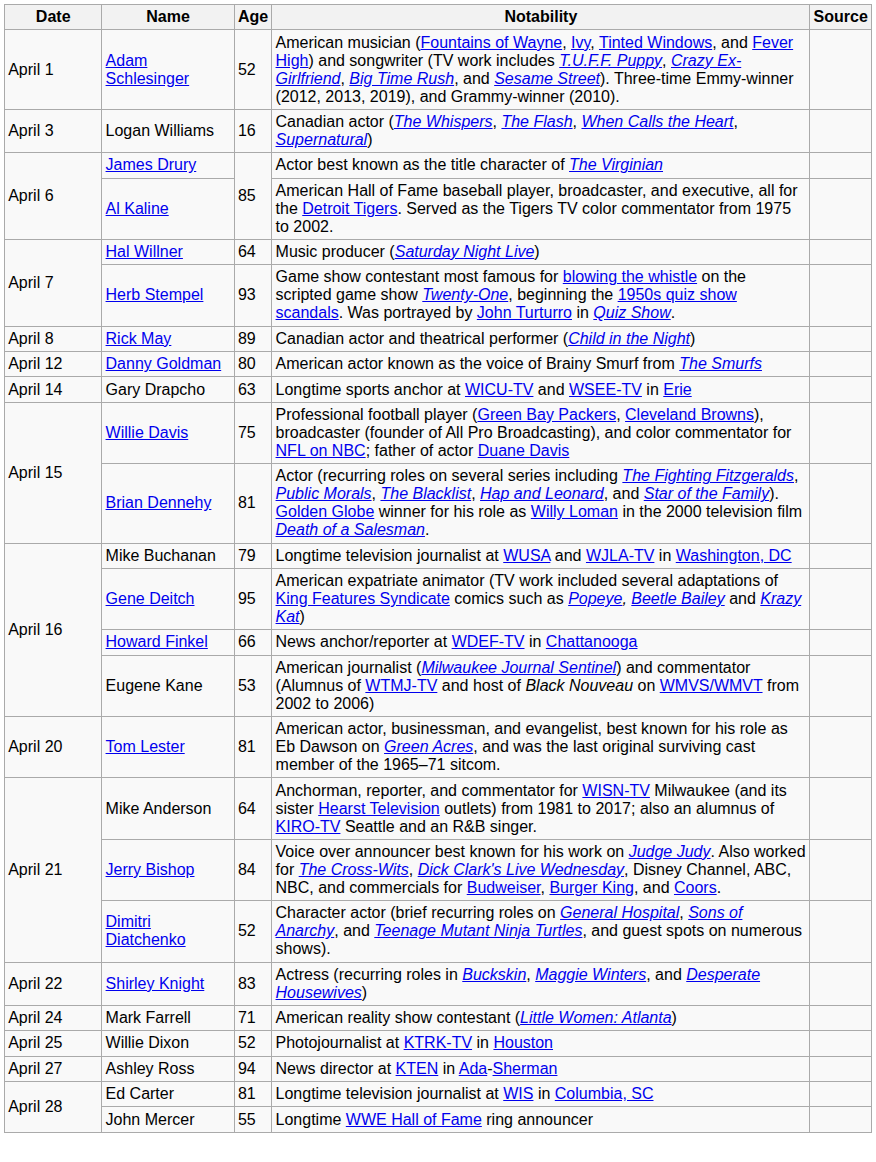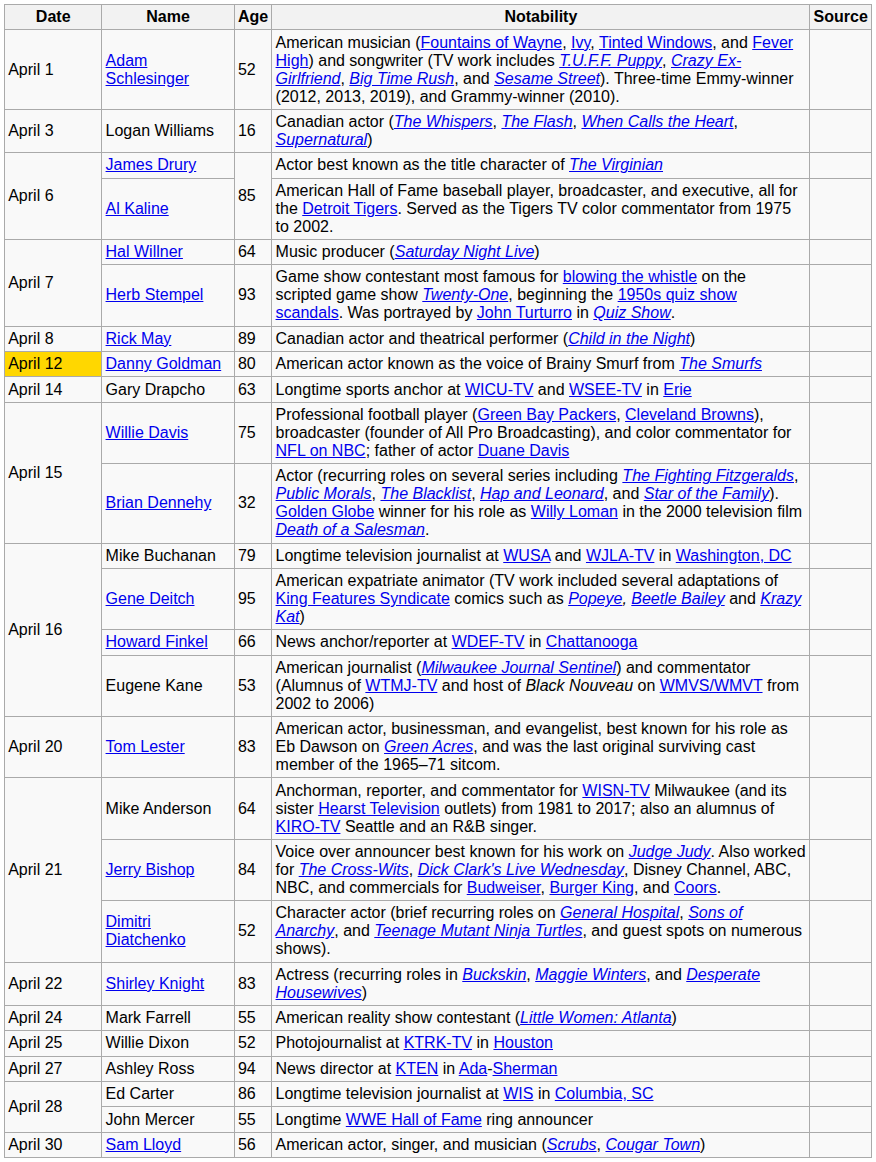(35, 364) no background -> (35, 364) gold background
(247, 503) 81 -> (247, 503) 32
(247, 747) 81 -> (247, 747) 83
(247, 1018) 71 -> (247, 1018) 55
(247, 1094) 81 -> (247, 1094) 86
+ row: (143, 1144)
